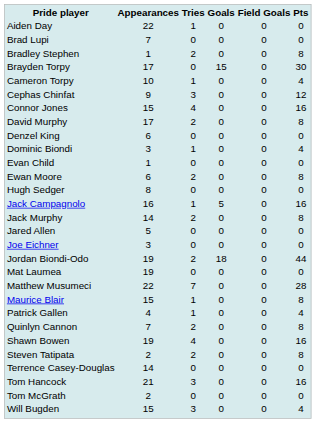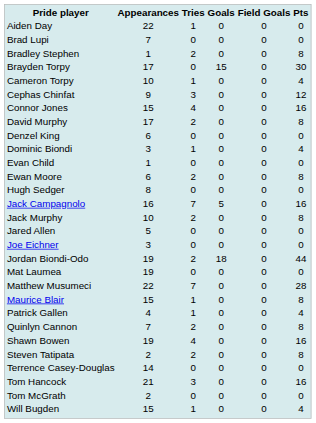(193, 204) 1 -> (193, 204) 7
(148, 217) 14 -> (148, 217) 10
(193, 409) 3 -> (193, 409) 1
